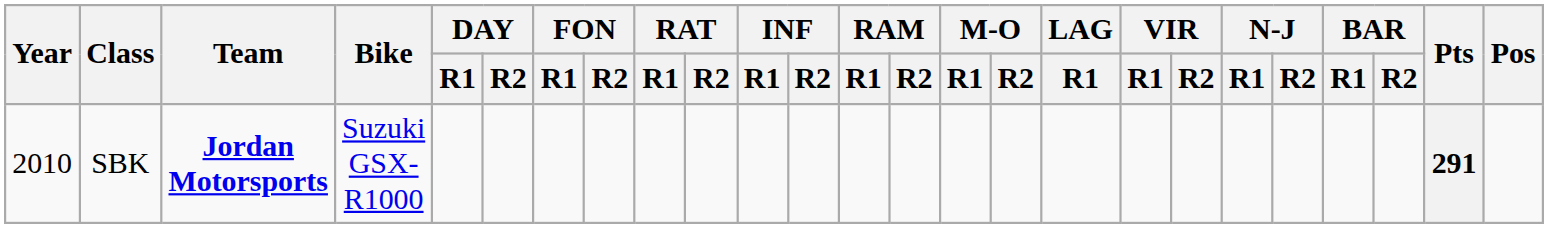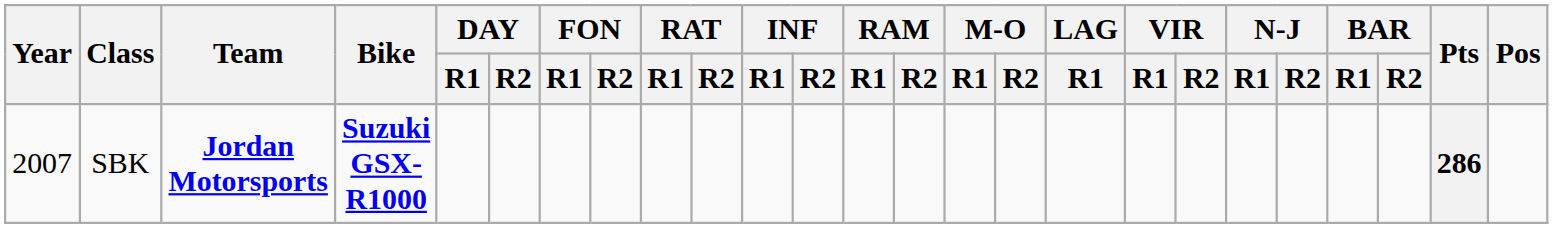(42, 162) 2010 -> (42, 162) 2007
(384, 162) normal -> (386, 162) bold
(1454, 162) 291 -> (1459, 162) 286
